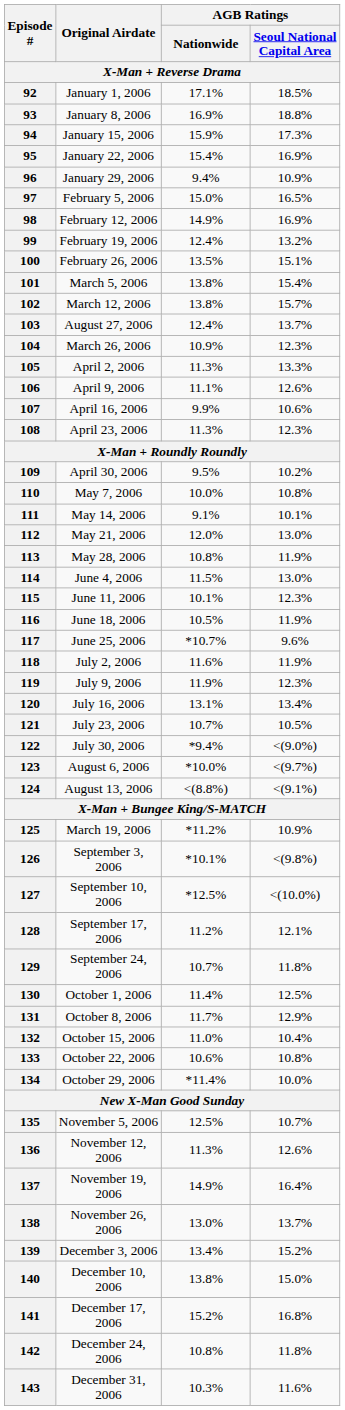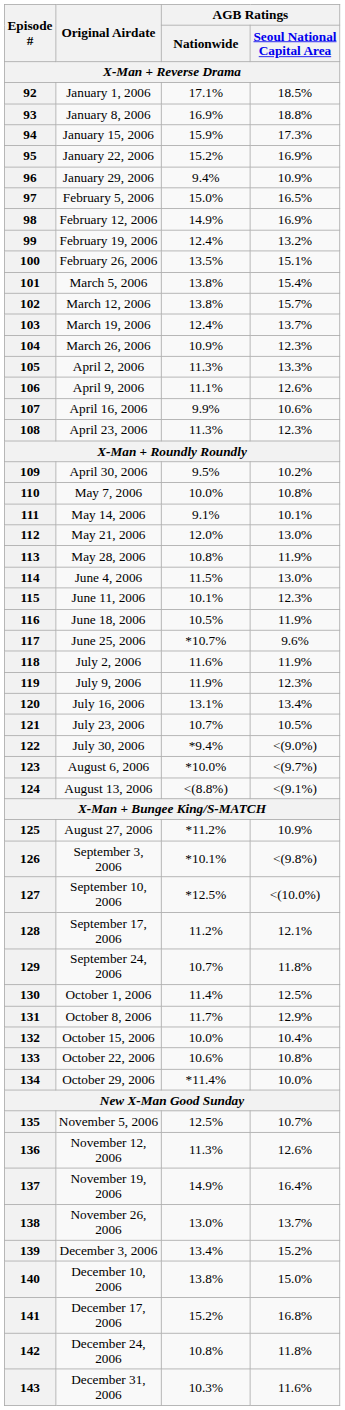(206, 156) 15.4% -> (206, 156) 15.2%
(108, 324) August 27, 2006 -> (108, 324) March 19, 2006
(108, 830) March 19, 2006 -> (108, 830) August 27, 2006
(206, 1037) 11.0% -> (206, 1037) 10.0%
